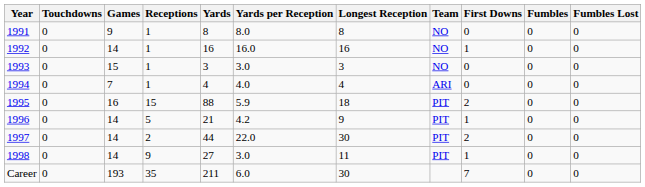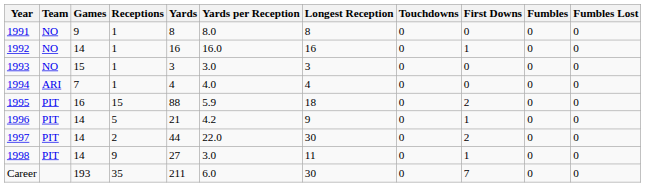columns swapped: (445, 13) <-> (72, 13)
